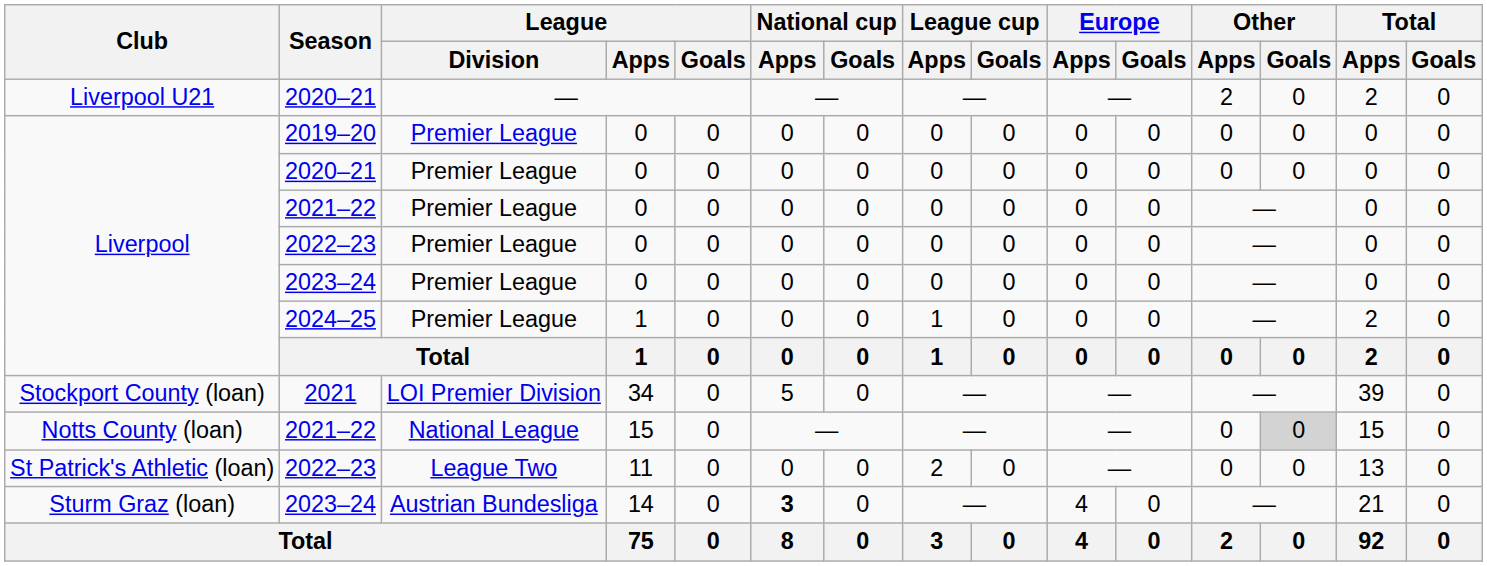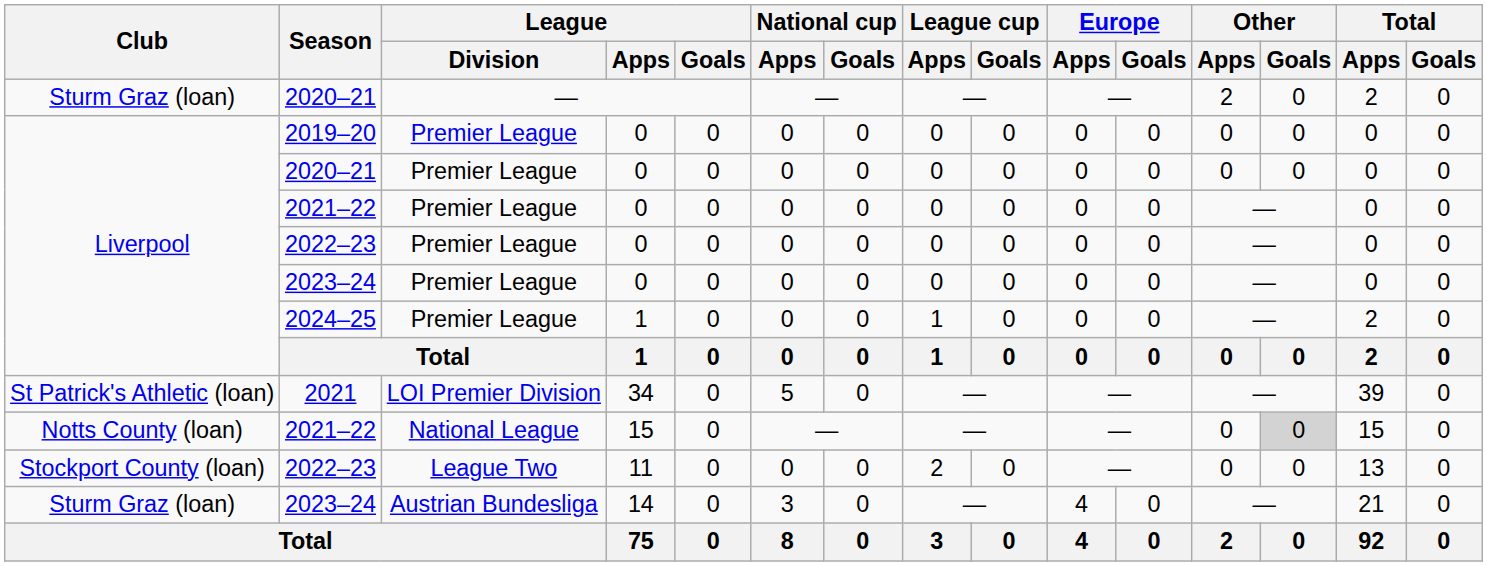(142, 97) Liverpool U21 -> (142, 97) Sturm Graz (loan)
(142, 393) Stockport County (loan) -> (142, 393) St Patrick's Athletic (loan)
(142, 467) St Patrick's Athletic (loan) -> (142, 467) Stockport County (loan)
(787, 504) bold -> (787, 504) normal
